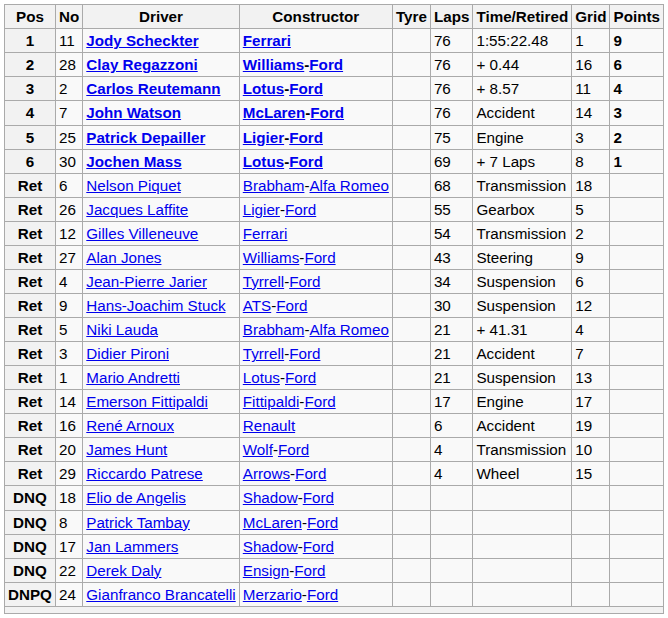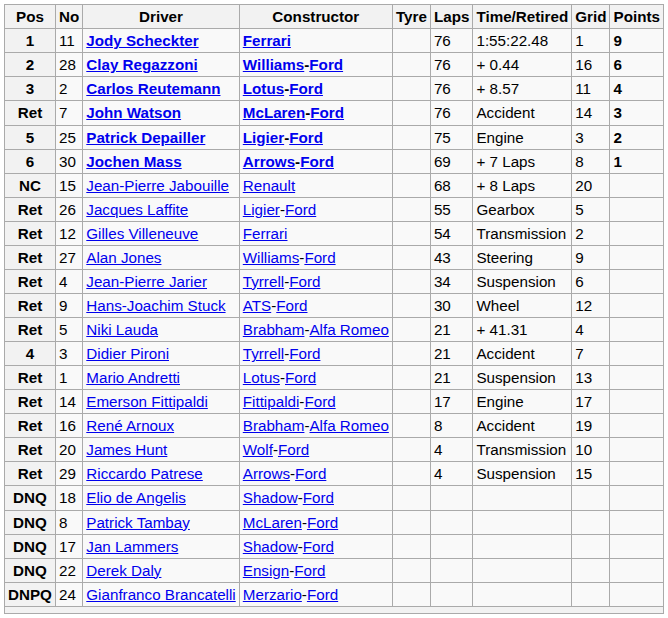(30, 113) 4 -> (30, 113) Ret
(283, 161) Lotus-Ford -> (288, 161) Arrows-Ford
- row: (134, 185)
+ row: (158, 185)
(516, 305) Suspension -> (498, 305) Wheel
(30, 354) Ret -> (30, 354) 4
(269, 426) Renault -> (316, 426) Brabham-Alfa Romeo
(438, 426) 6 -> (438, 426) 8
(498, 474) Wheel -> (516, 474) Suspension
